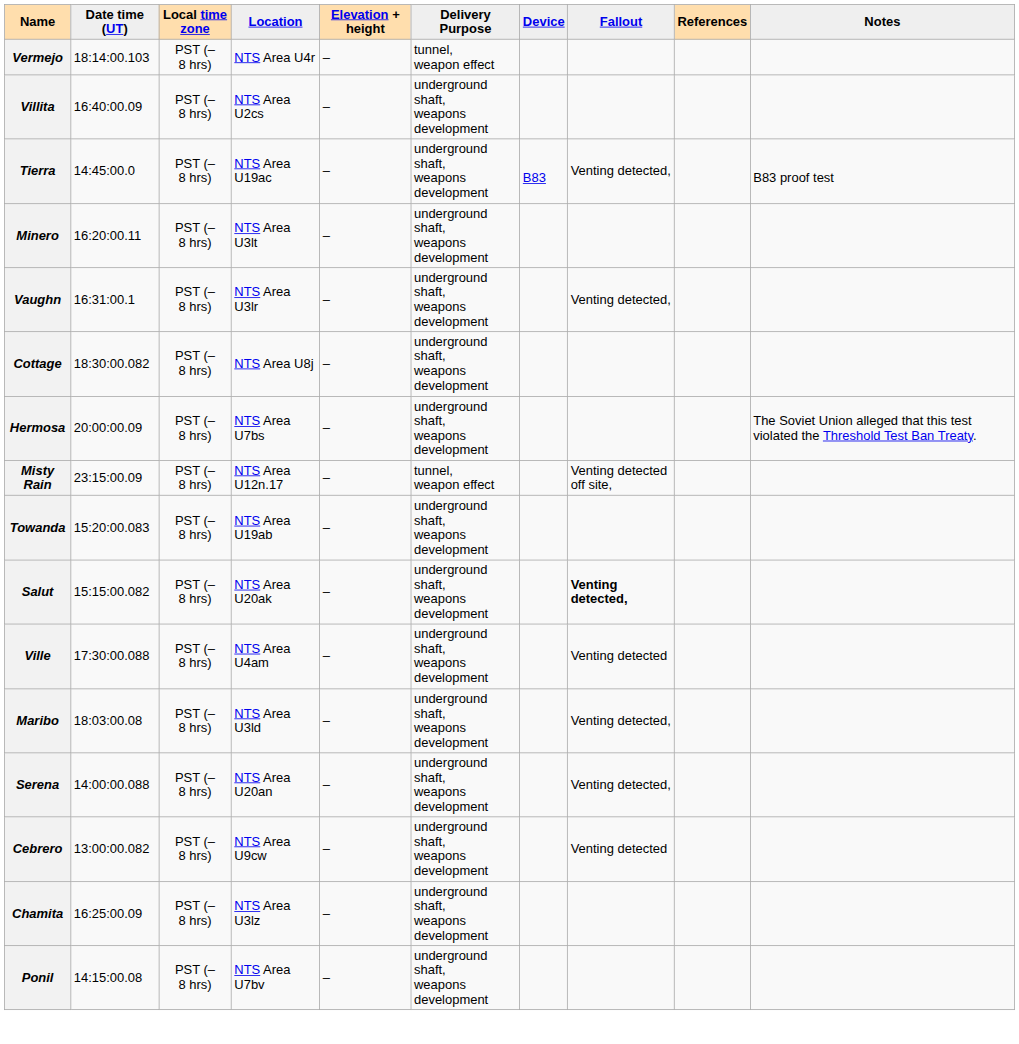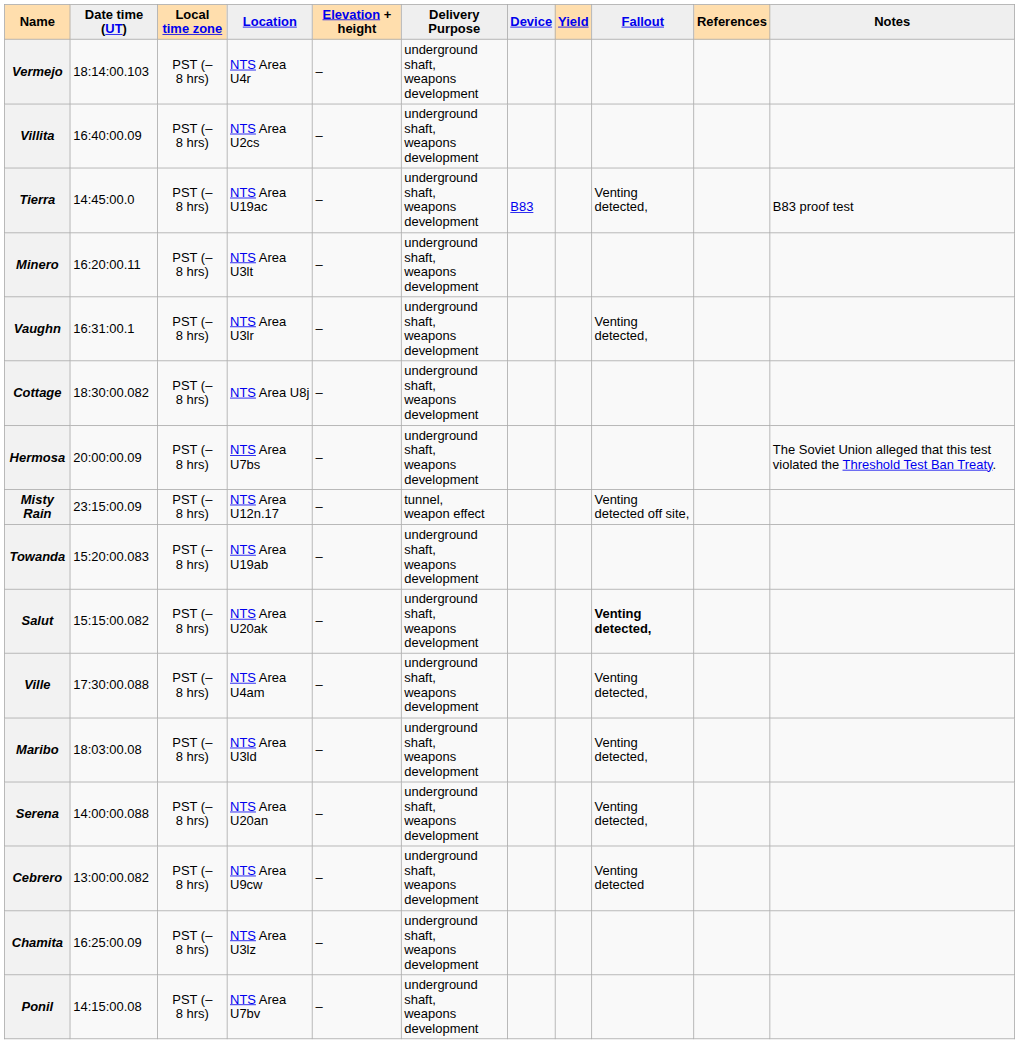+ column: (573, 22)
(454, 57) tunnel, weapon effect -> (441, 71) underground shaft, weapons development
(619, 656) Venting detected -> (621, 685) Venting detected,
